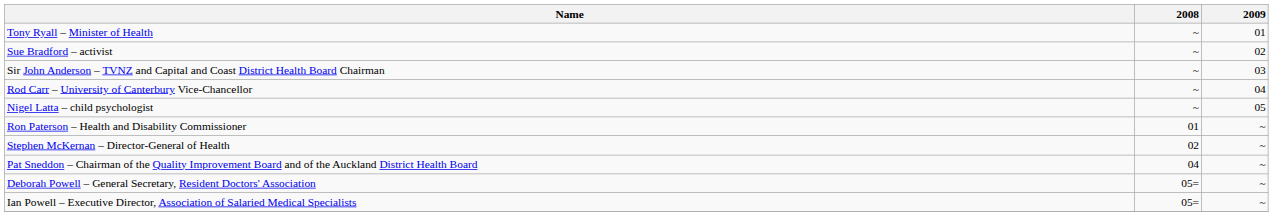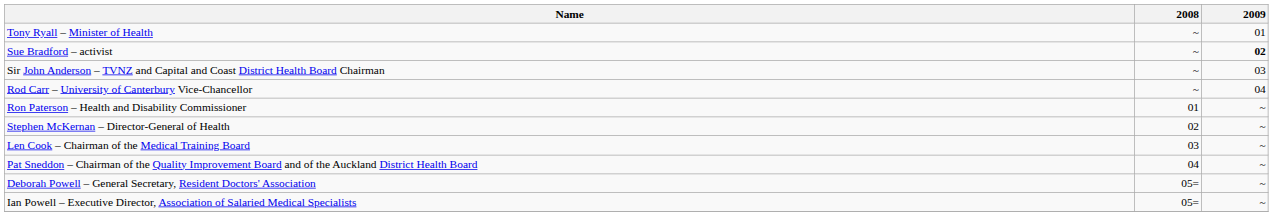(1260, 51) normal -> (1260, 51) bold
- row: (80, 108)
+ row: (129, 145)
